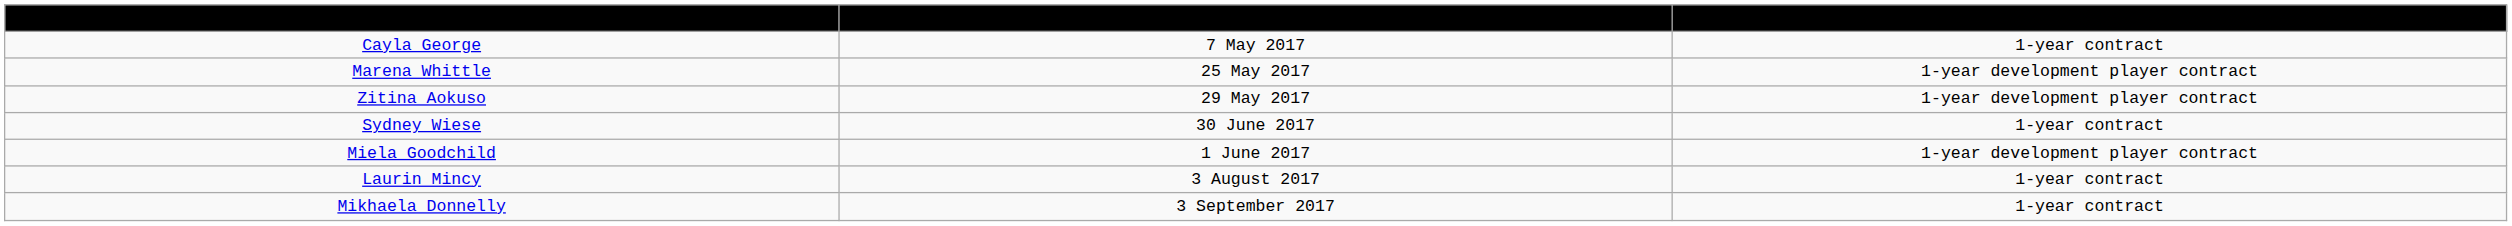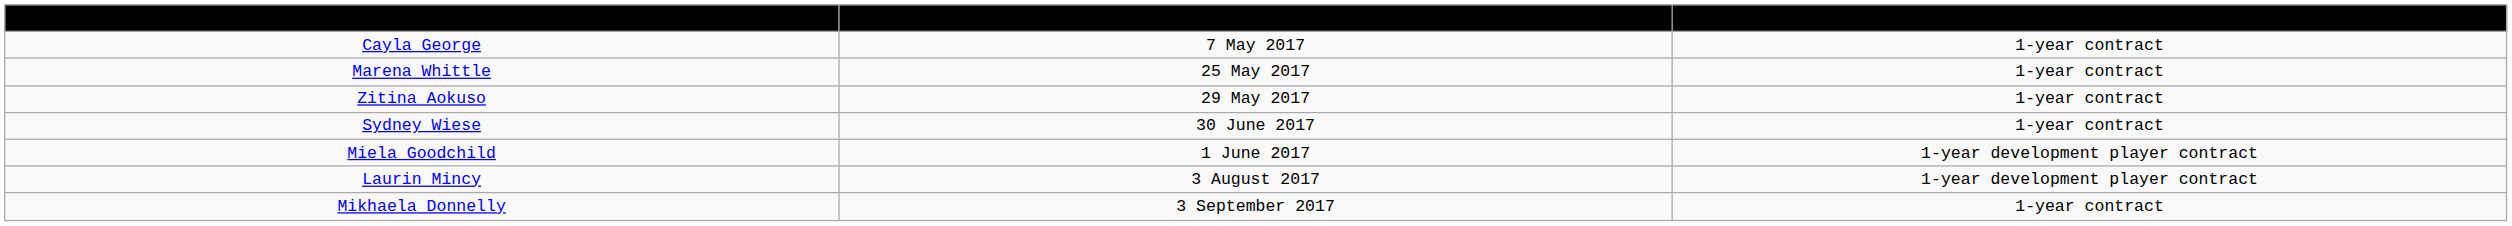(2090, 72) 1-year development player contract -> (2090, 72) 1-year contract
(2090, 99) 1-year development player contract -> (2090, 99) 1-year contract
(2090, 180) 1-year contract -> (2090, 180) 1-year development player contract
